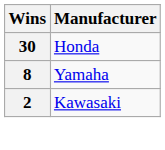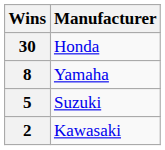+ row: (27, 102)
